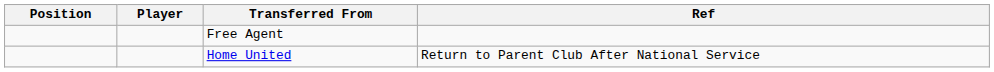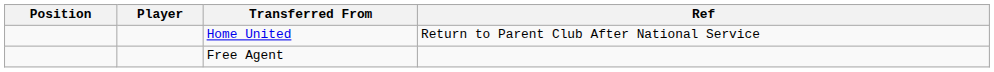rows swapped: (245, 36) <-> (249, 57)
